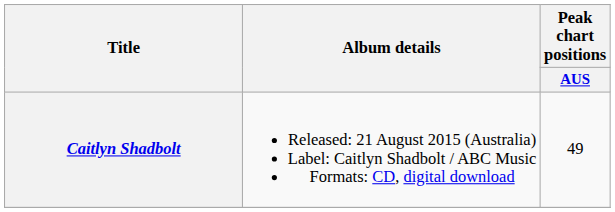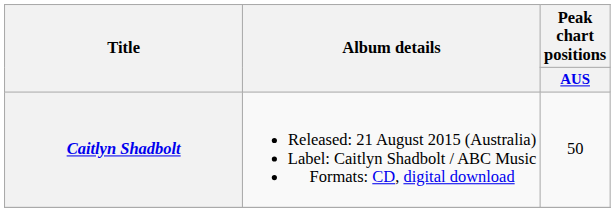(575, 149) 49 -> (575, 149) 50
